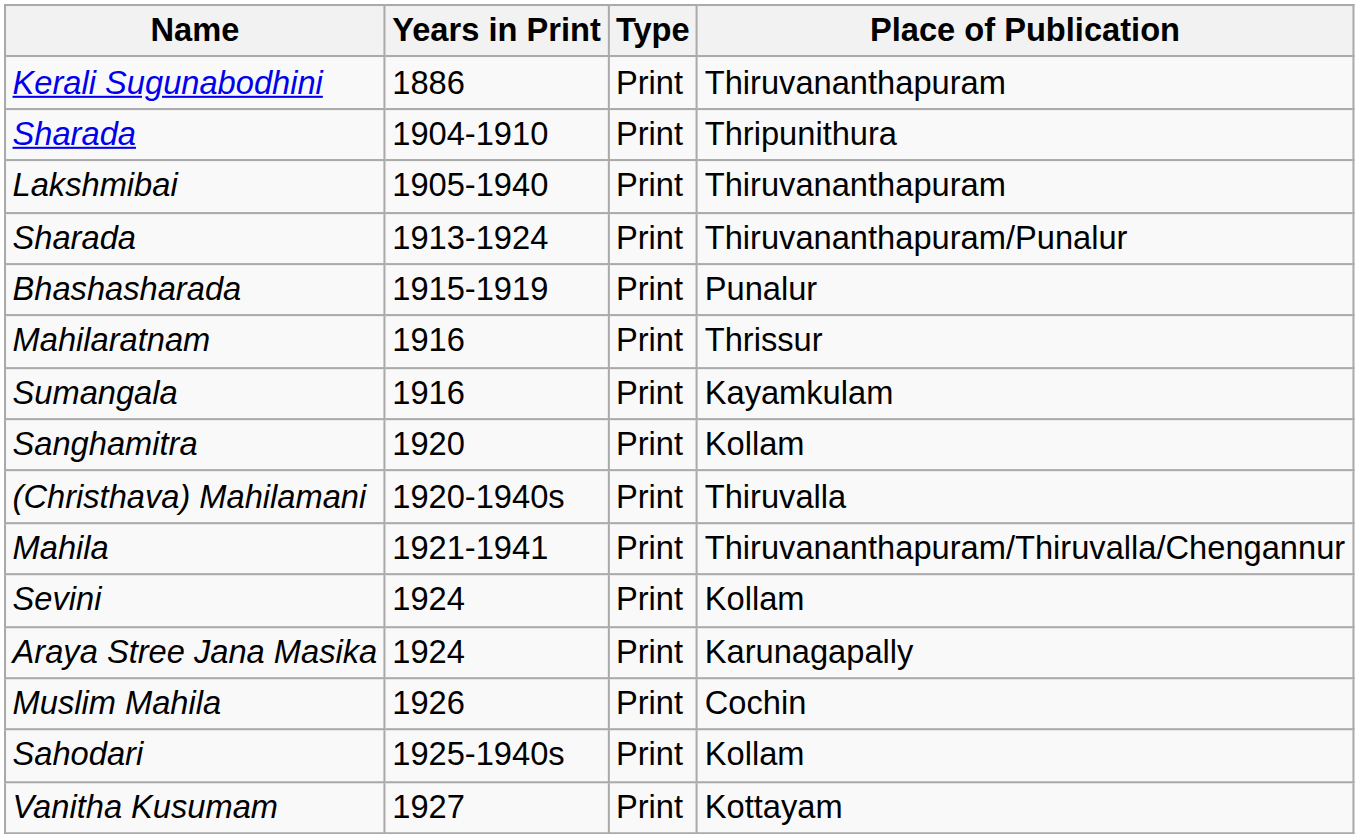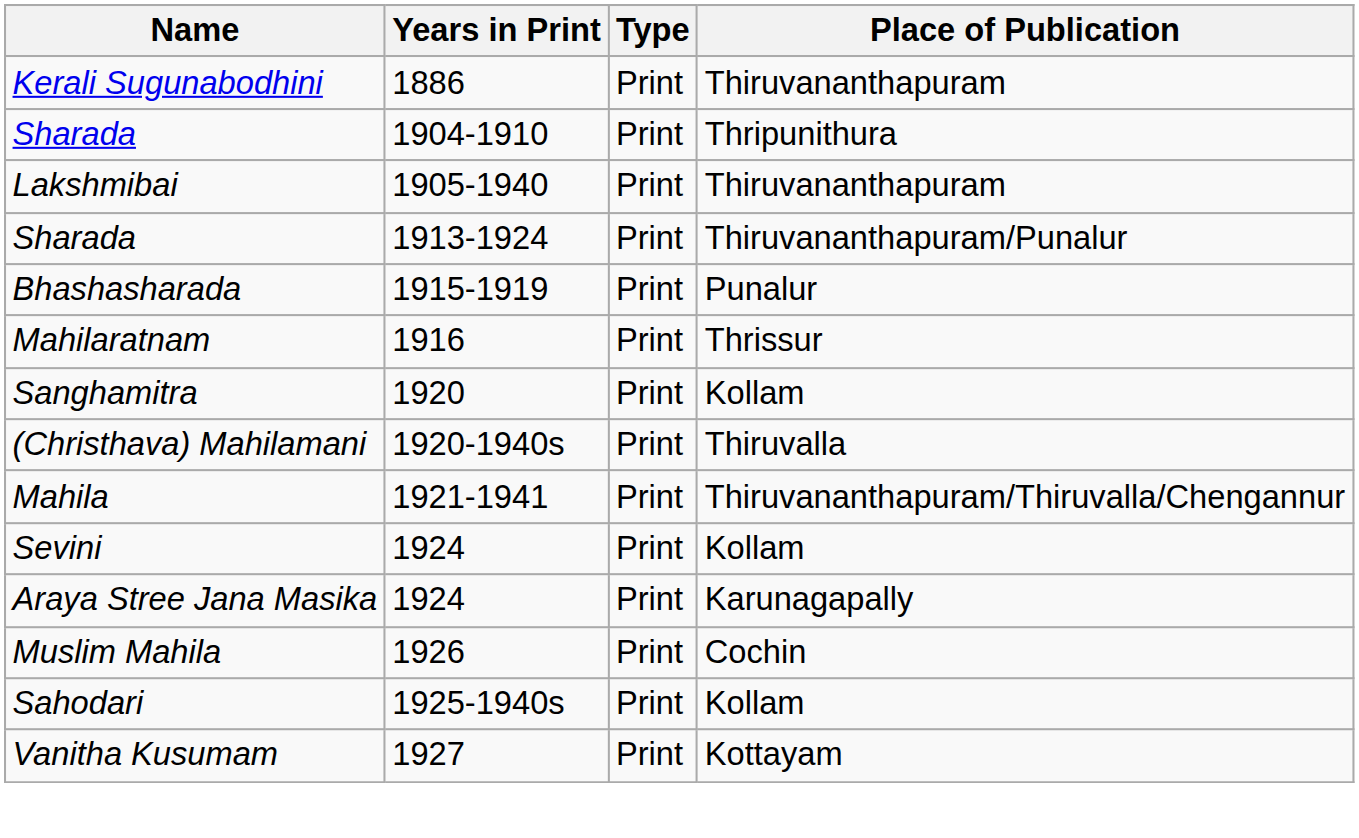- row: (95, 392)
